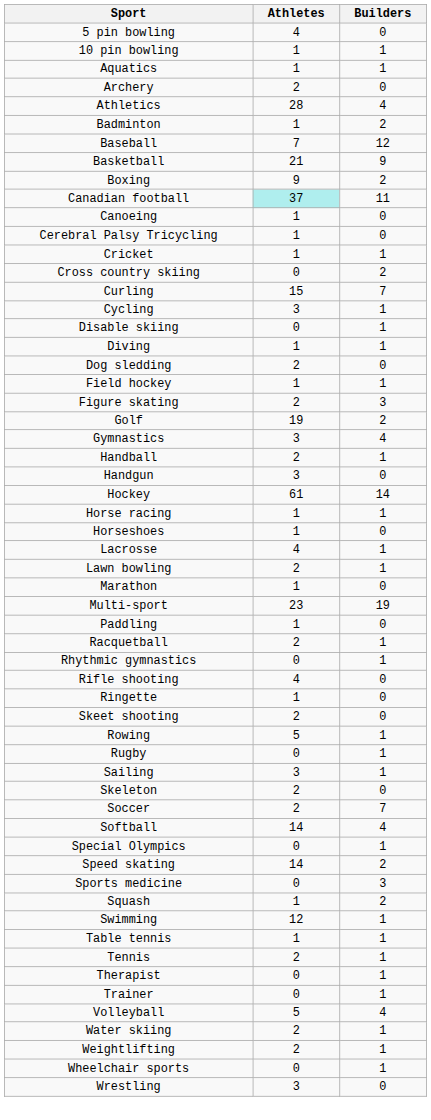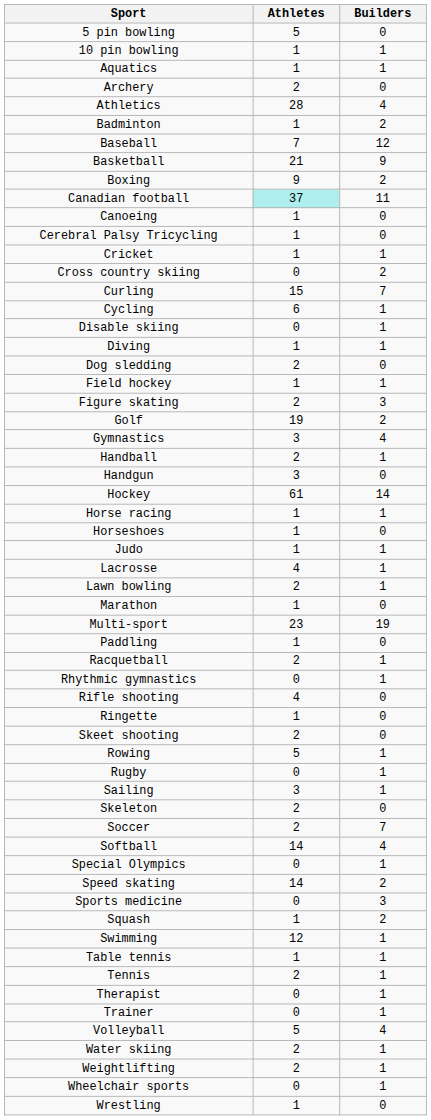(296, 32) 4 -> (296, 32) 5
(296, 310) 3 -> (296, 310) 6
+ row: (129, 550)
(296, 1087) 3 -> (296, 1105) 1
